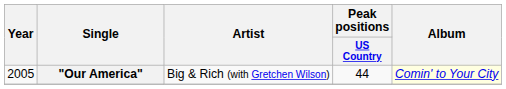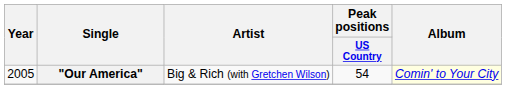(362, 74) 44 -> (362, 74) 54
